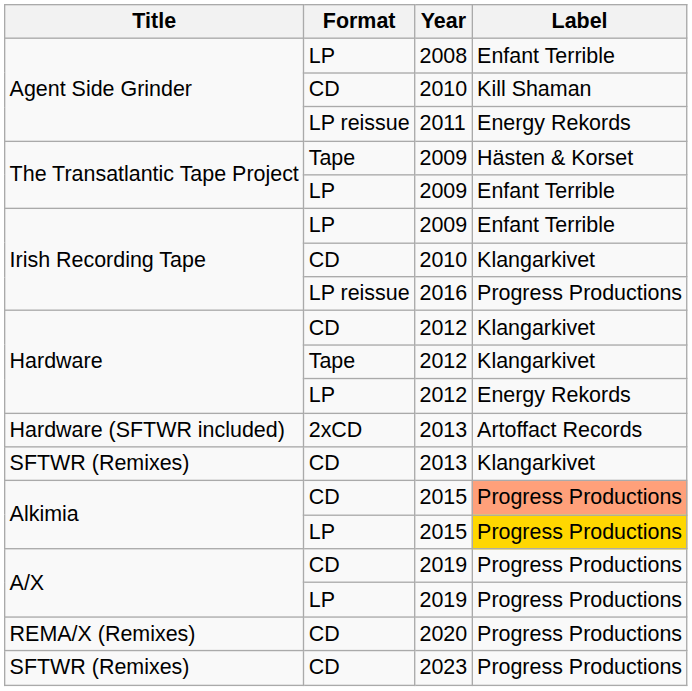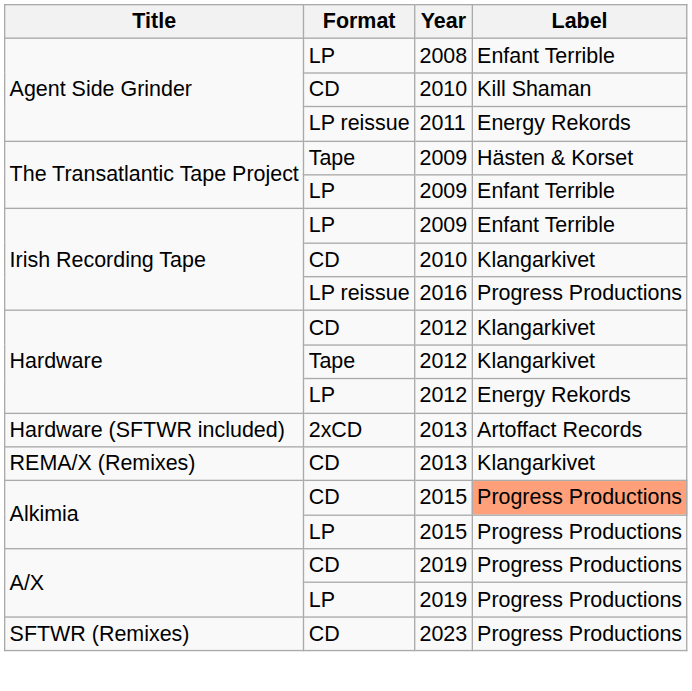(100, 463) SFTWR (Remixes) -> (103, 463) REMA/X (Remixes)
(580, 531) gold background -> (580, 531) no background
- row: (324, 633)
